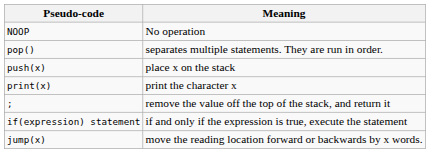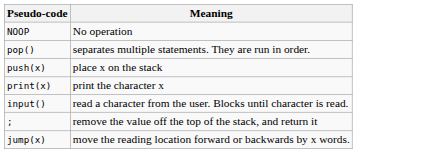+ row: (26, 104)
- row: (74, 122)
